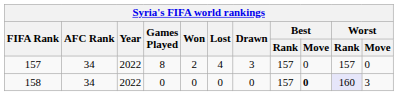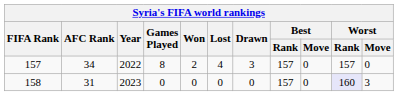(89, 82) 34 -> (89, 82) 31
(130, 82) 2022 -> (130, 82) 2023
(306, 82) bold -> (306, 82) normal
